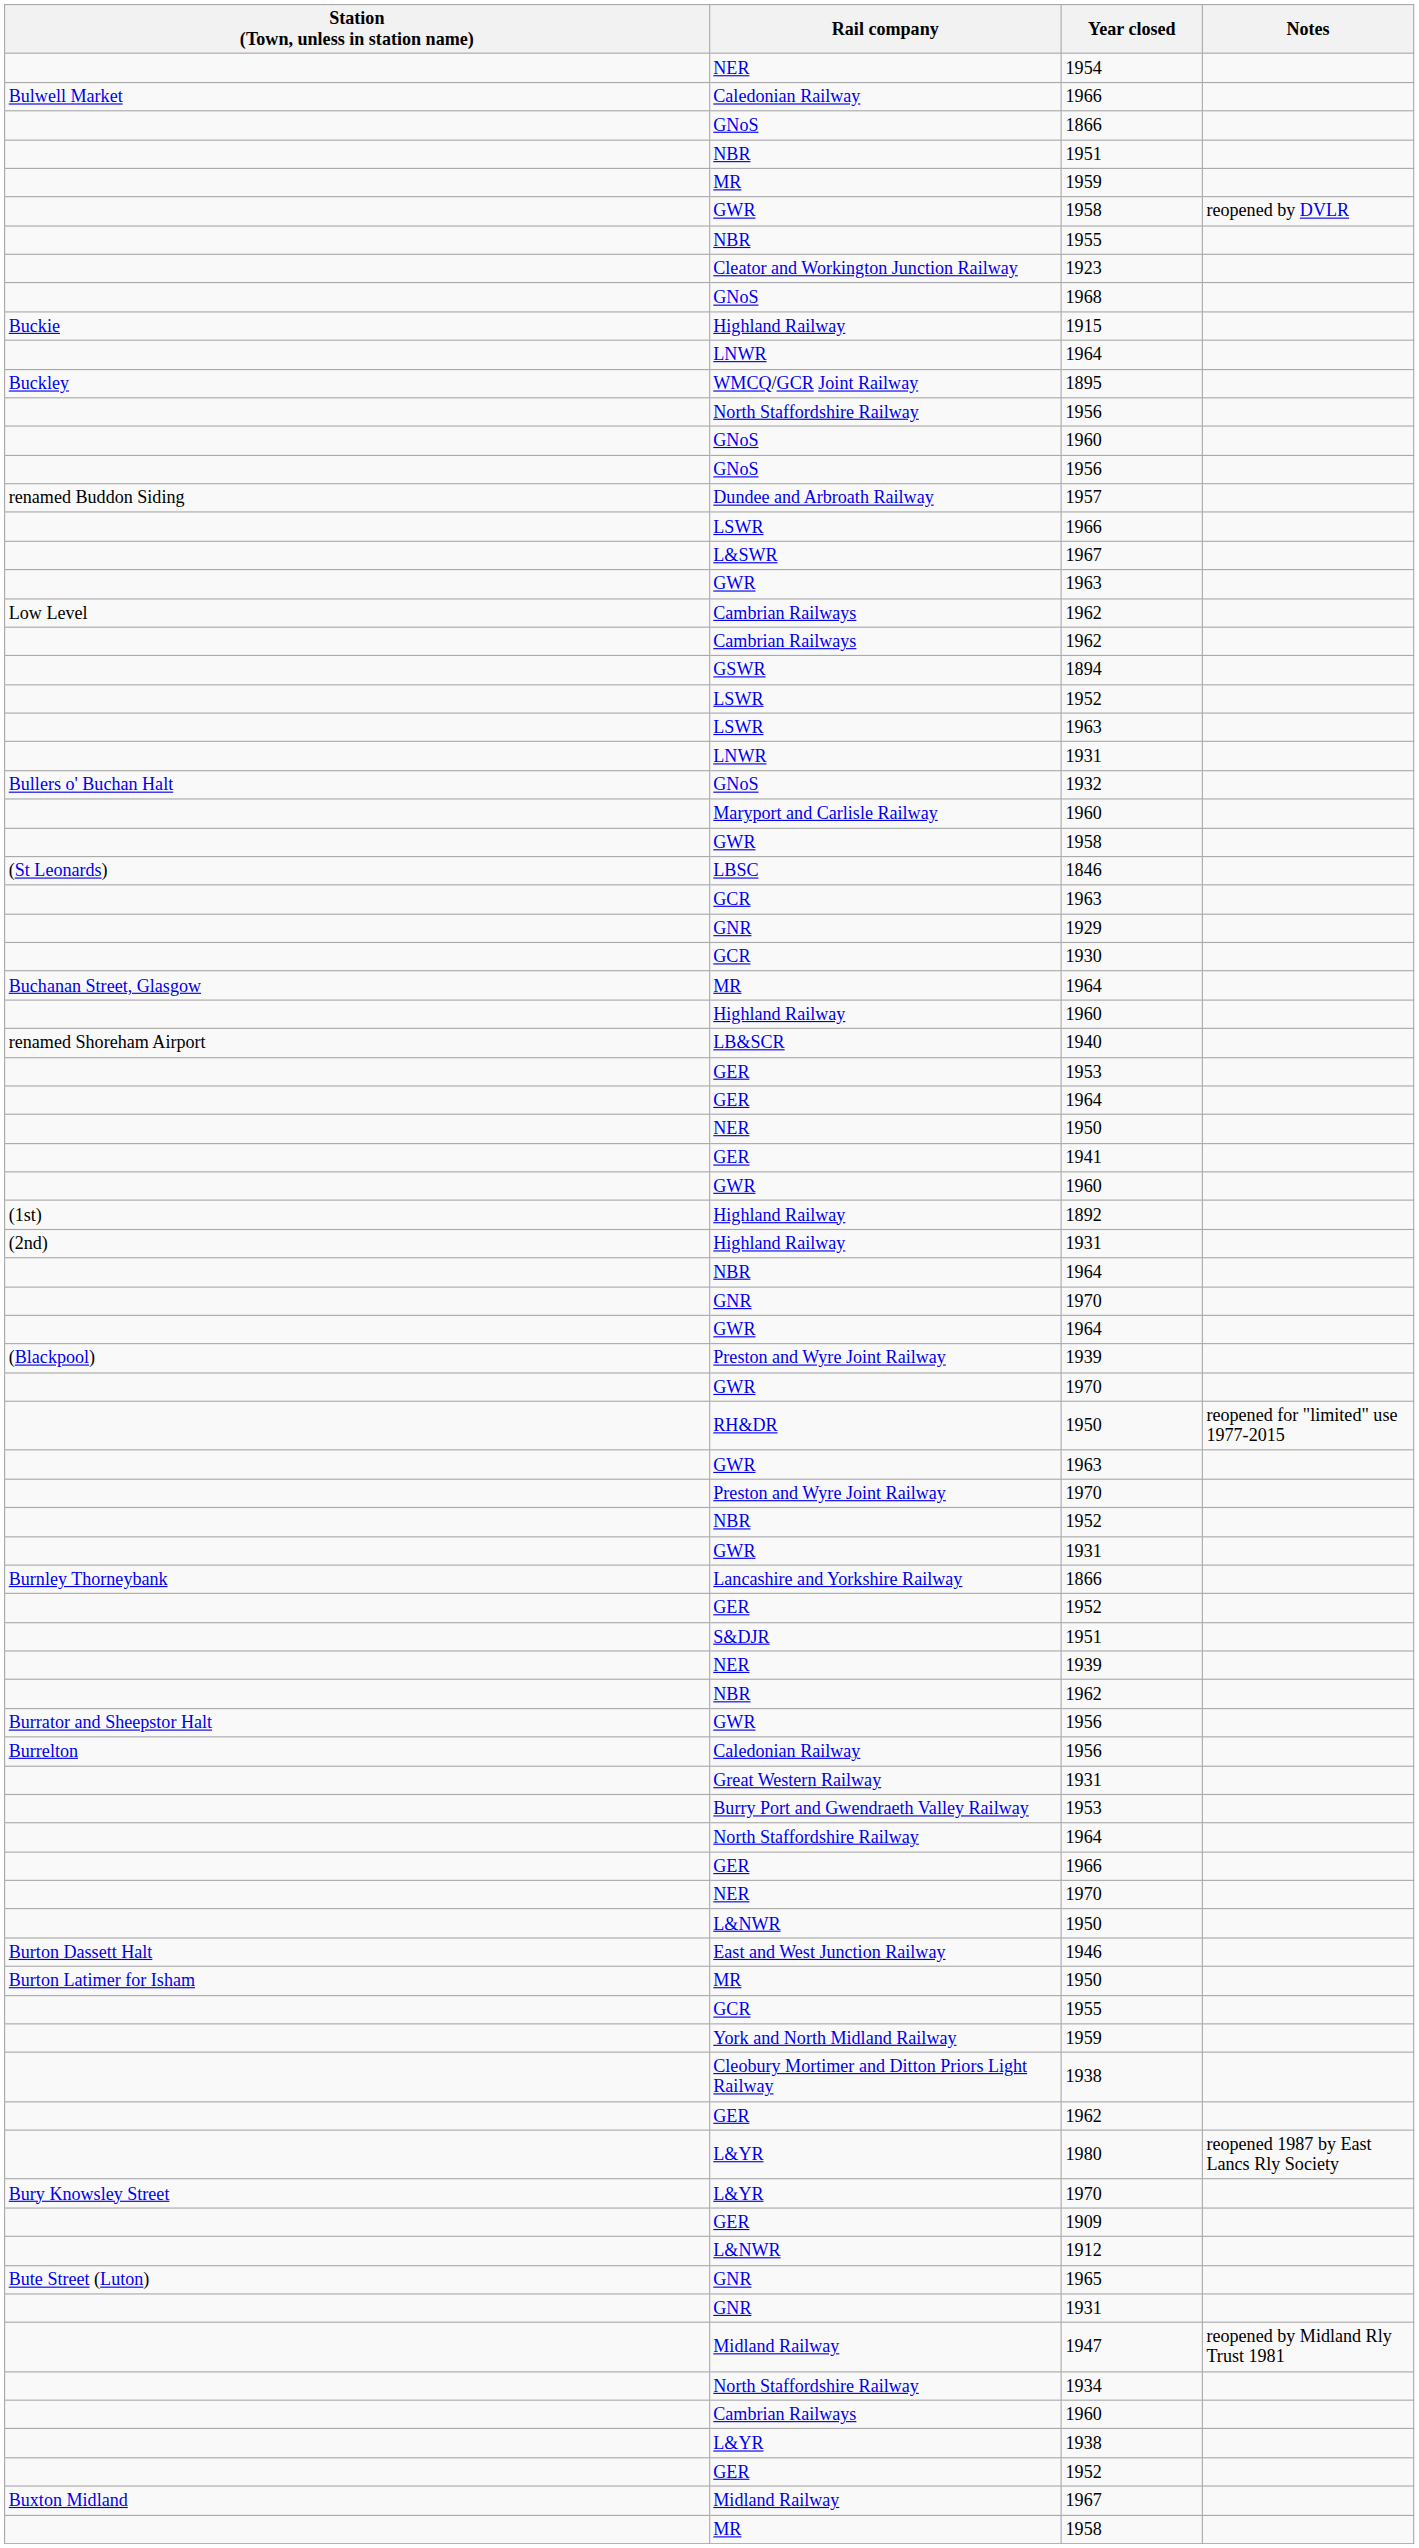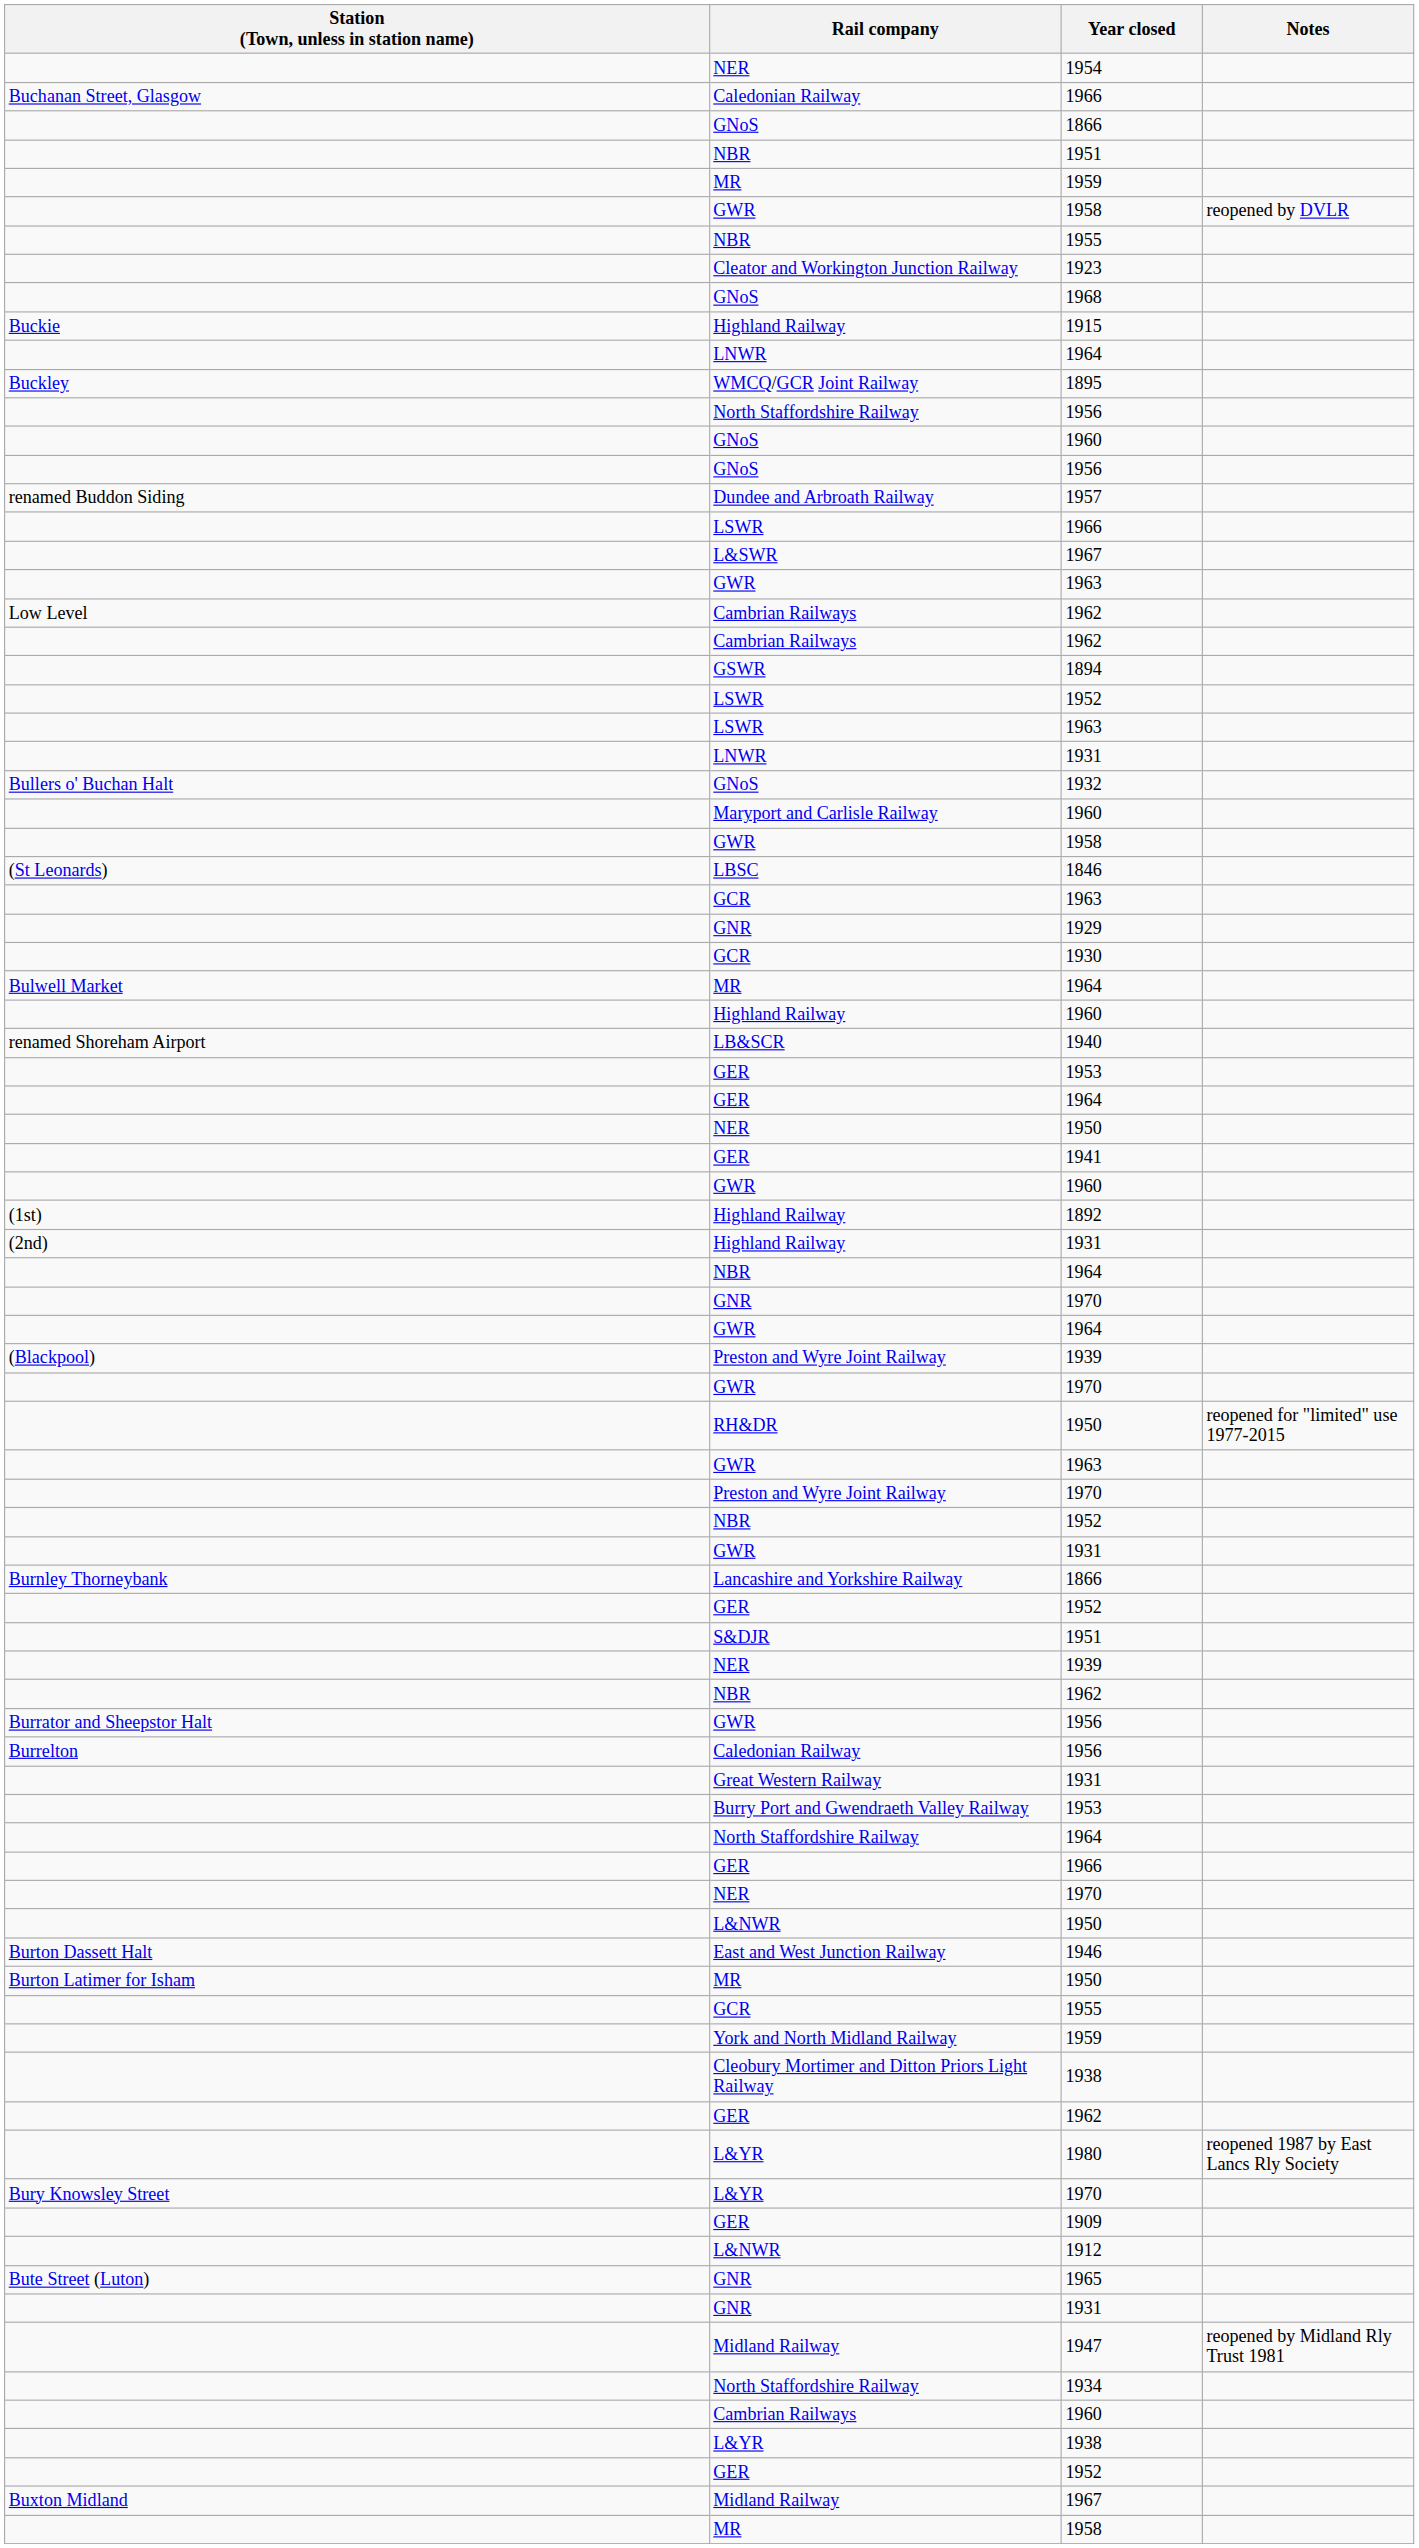(66, 96) Bulwell Market -> (105, 96) Buchanan Street, Glasgow
(105, 985) Buchanan Street, Glasgow -> (66, 985) Bulwell Market
